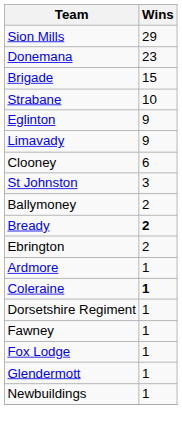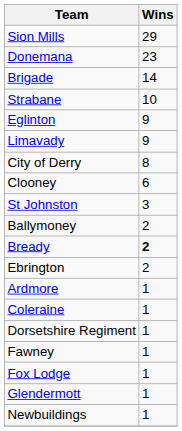(149, 78) 15 -> (149, 78) 14
+ row: (44, 162)
(146, 288) bold -> (146, 309) normal
